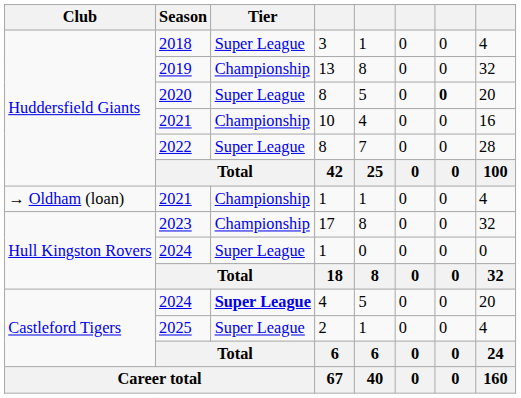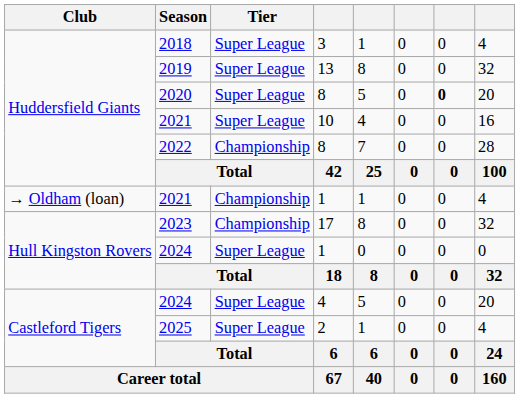(262, 69) Championship -> (260, 69) Super League
(262, 120) Championship -> (260, 120) Super League
(260, 146) Super League -> (262, 146) Championship
(263, 302) bold -> (260, 302) normal
